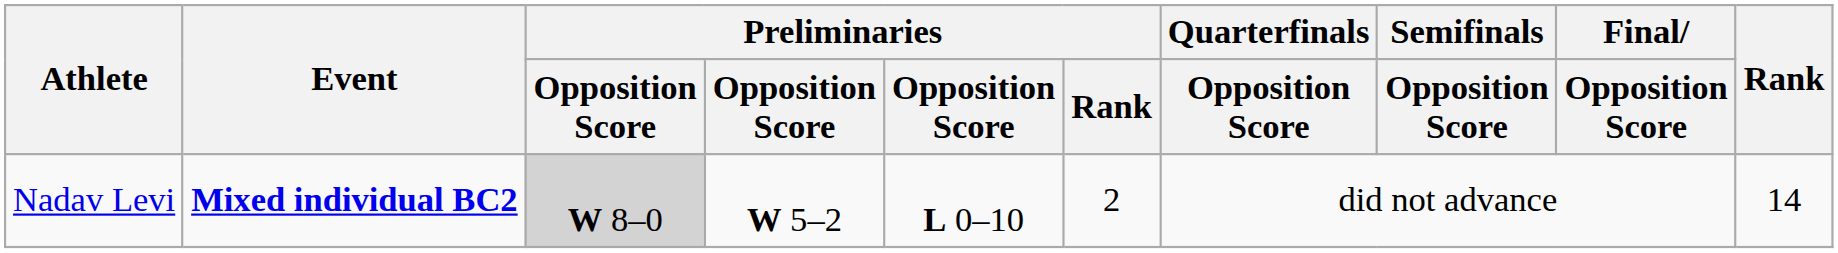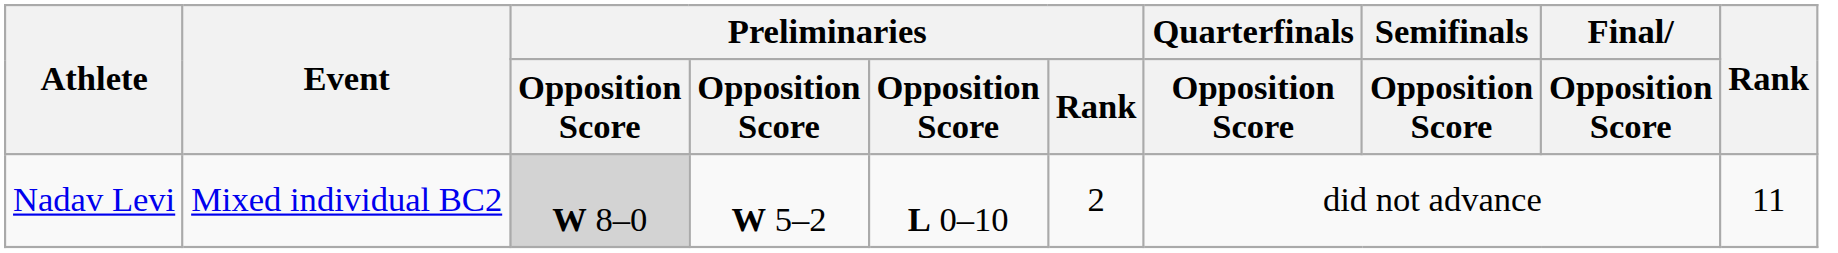(354, 199) bold -> (347, 199) normal
(1784, 199) 14 -> (1769, 199) 11
